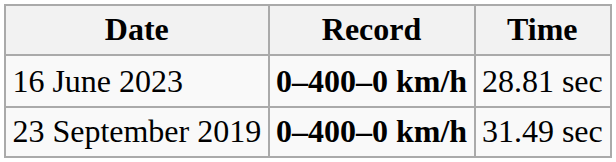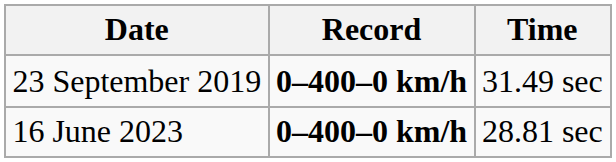rows swapped: (137, 131) <-> (98, 80)
